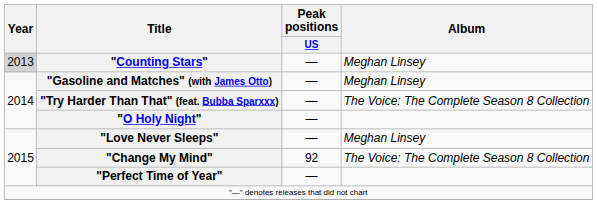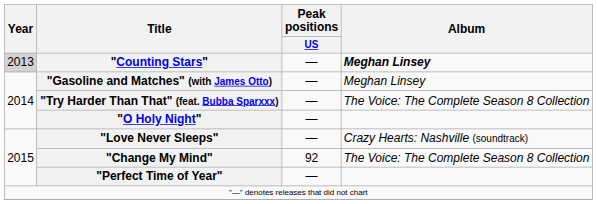(384, 62) normal -> (387, 62) bold
(384, 138) Meghan Linsey -> (436, 138) Crazy Hearts: Nashville (soundtrack)
